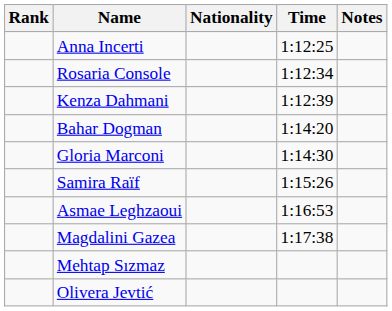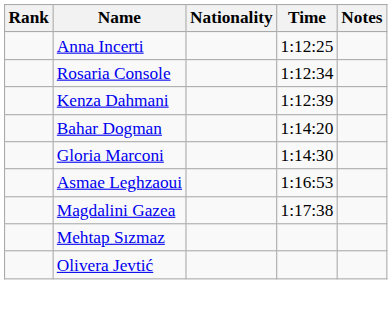- row: (98, 182)
